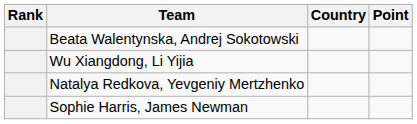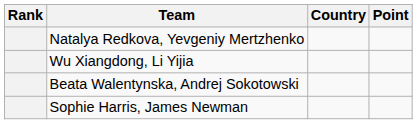rows swapped: (177, 84) <-> (174, 38)
